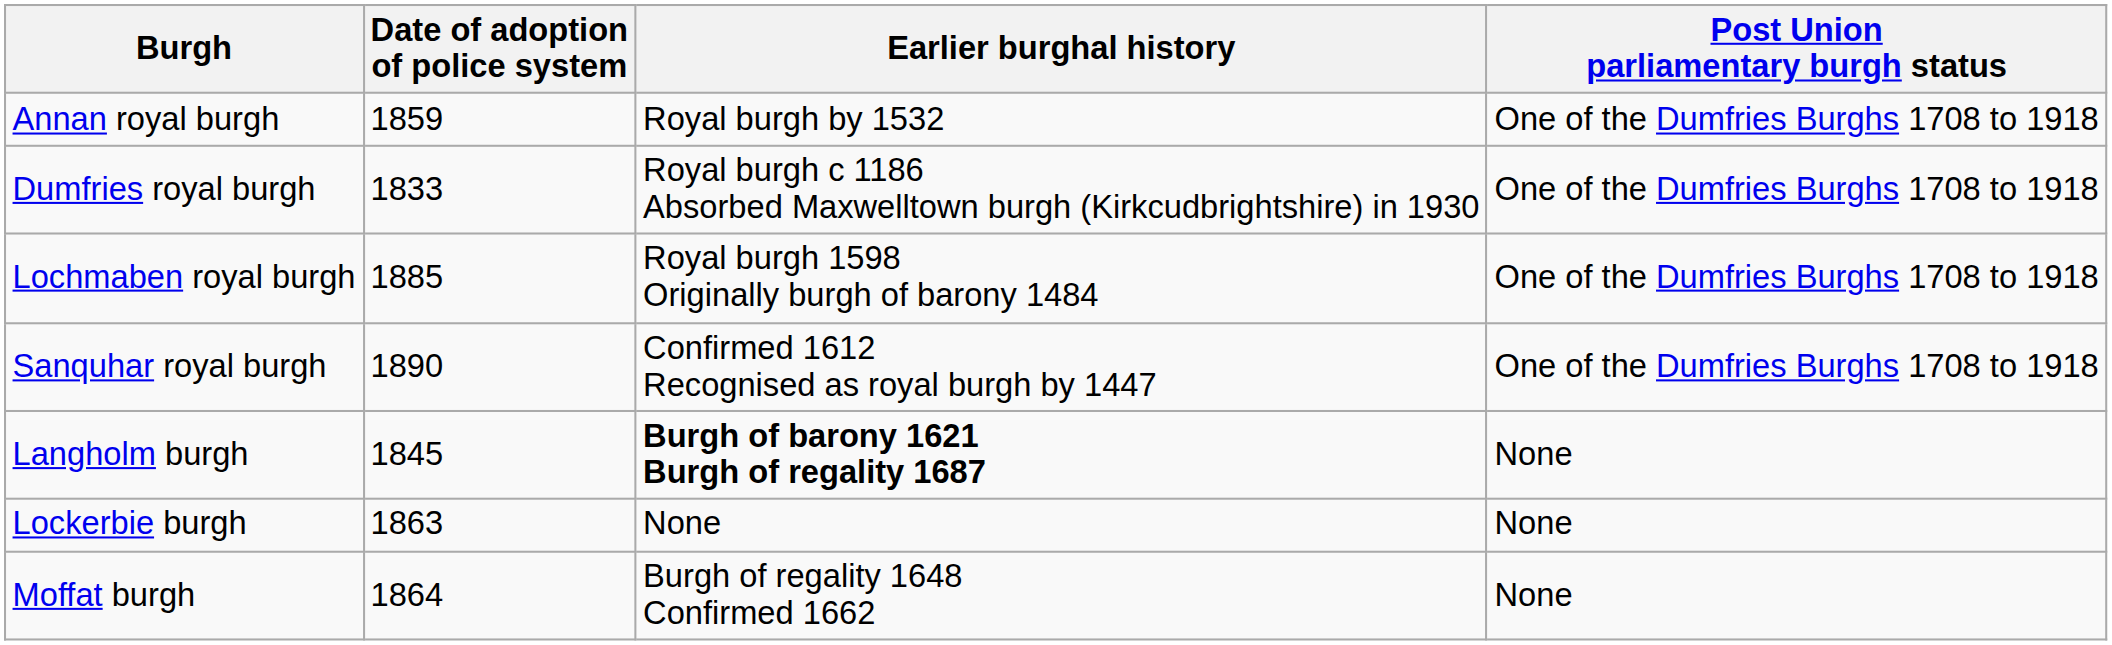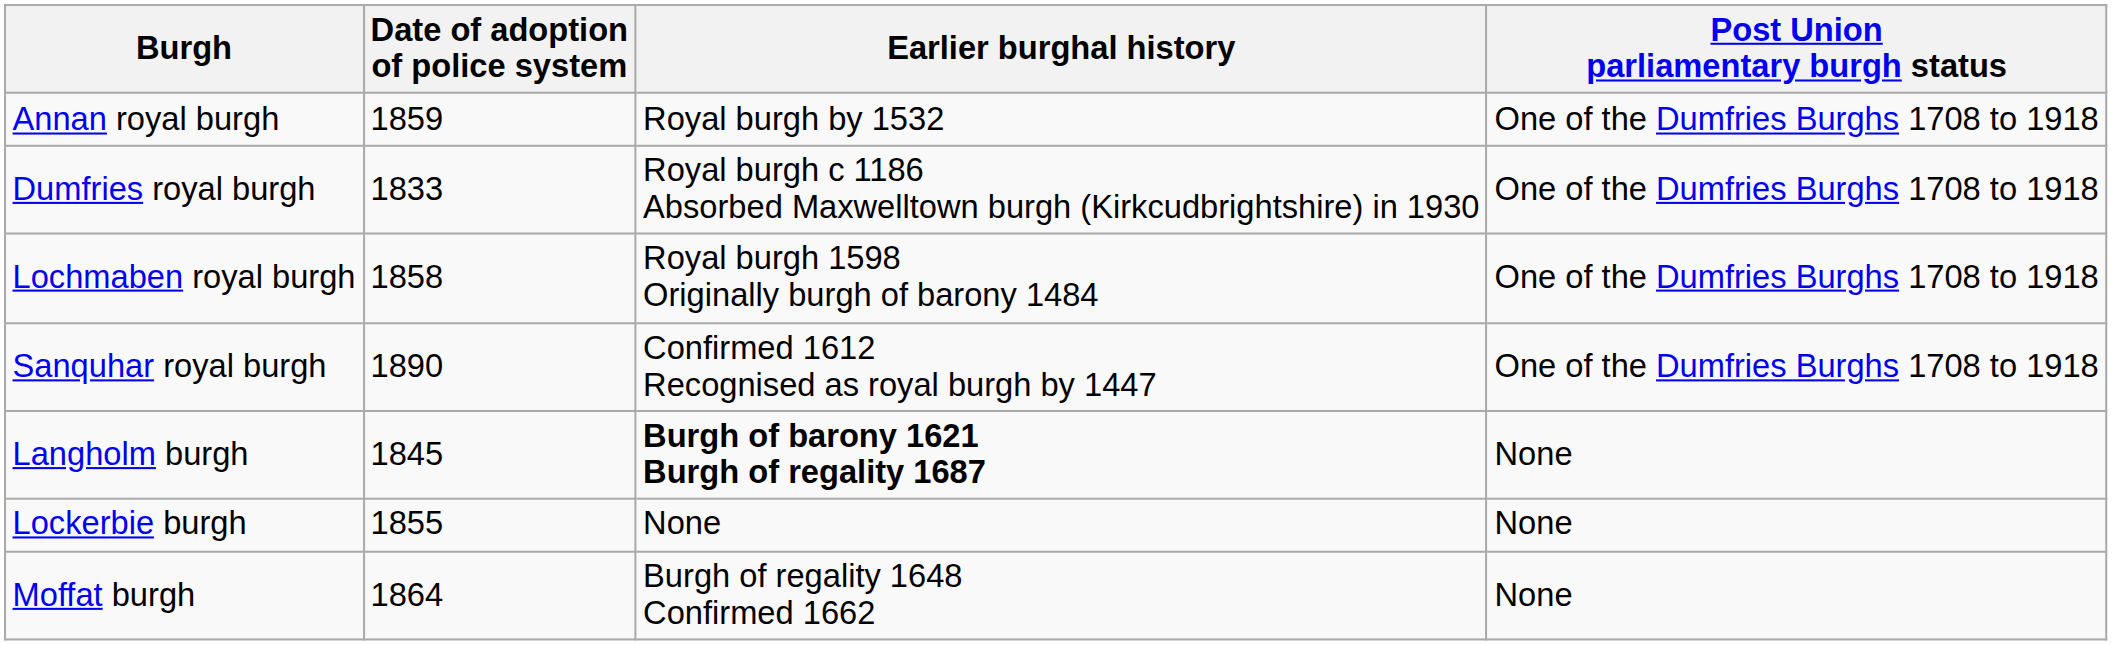(407, 277) 1885 -> (407, 277) 1858
(407, 524) 1863 -> (407, 524) 1855
